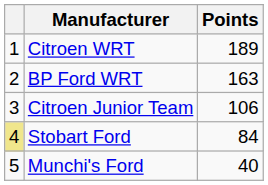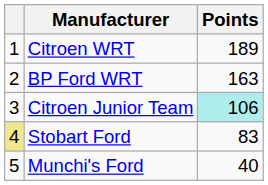(243, 108) no background -> (243, 108) paleturquoise background
(248, 137) 84 -> (248, 137) 83
